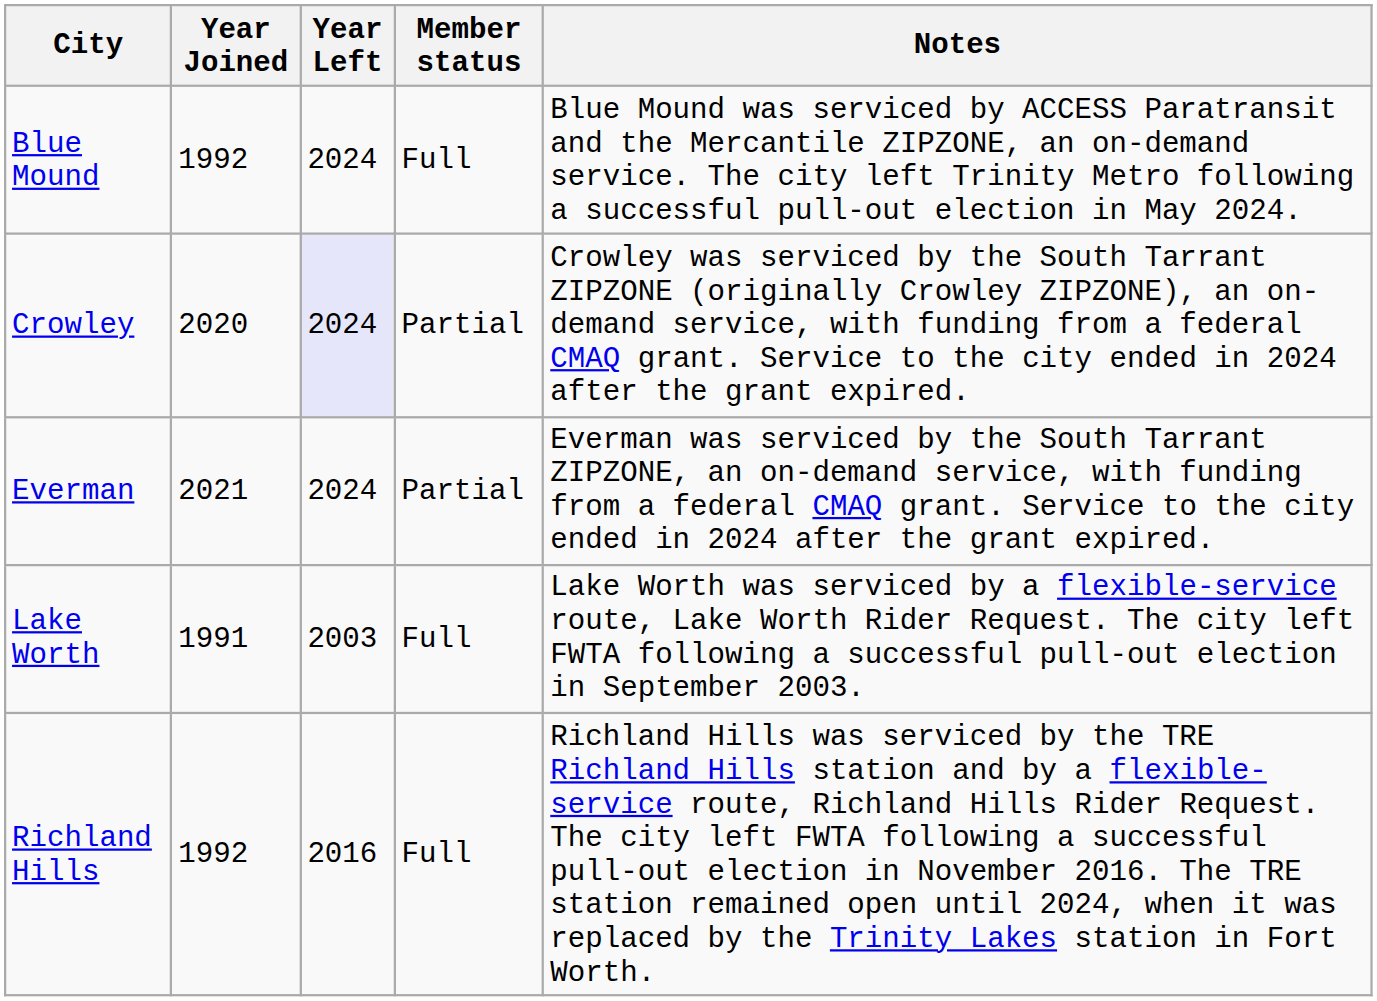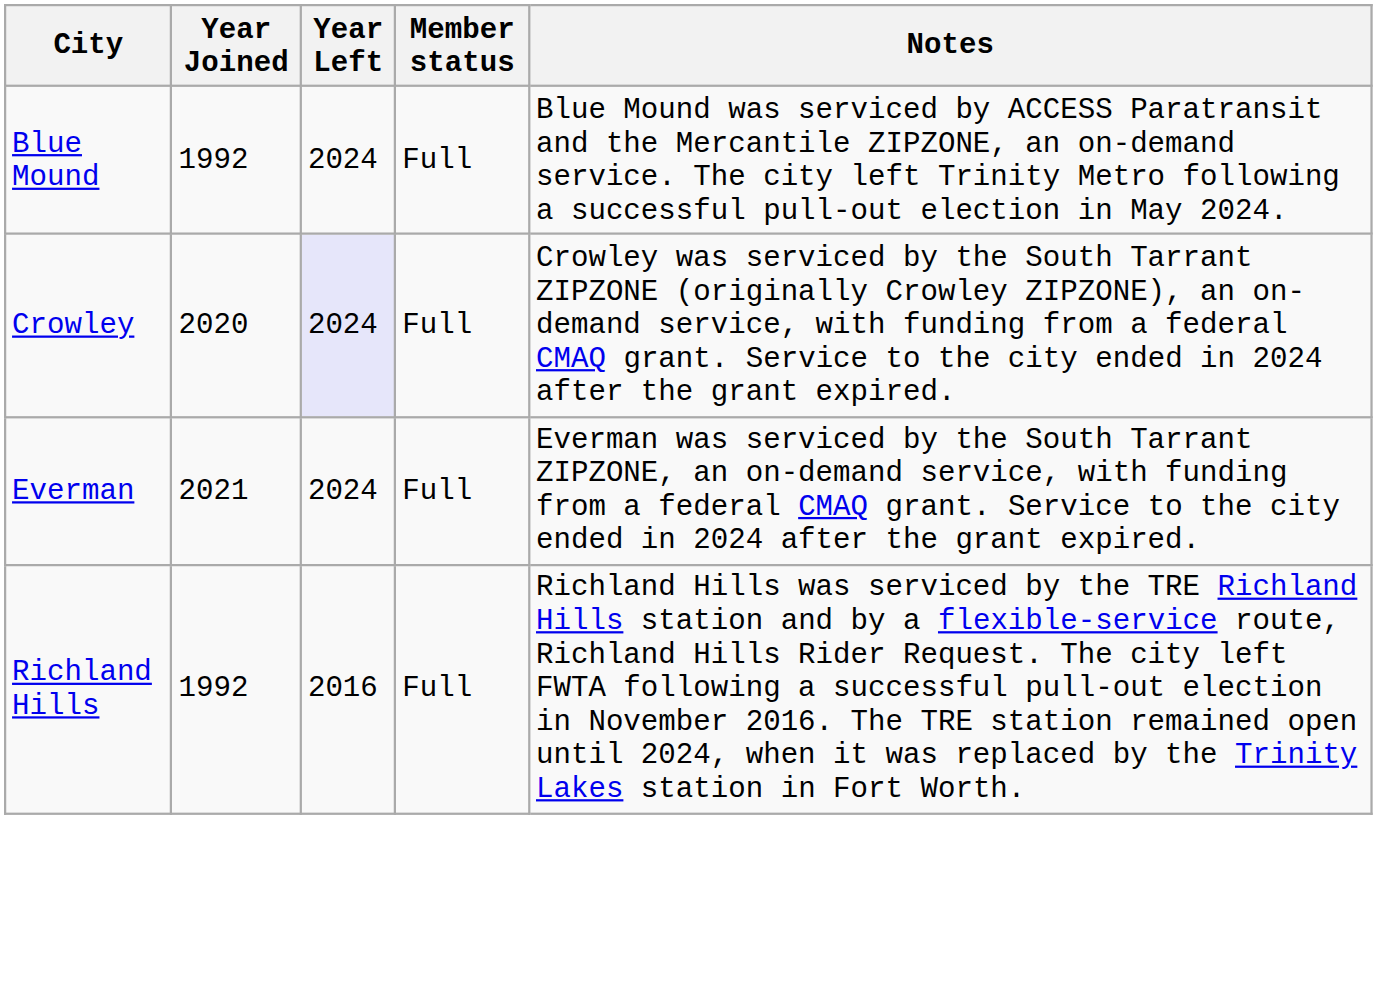(463, 325) Partial -> (437, 325) Full
(463, 490) Partial -> (437, 490) Full
- row: (56, 639)
